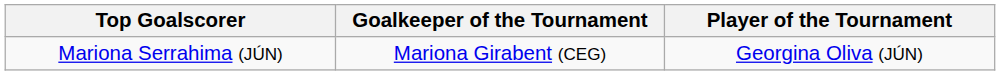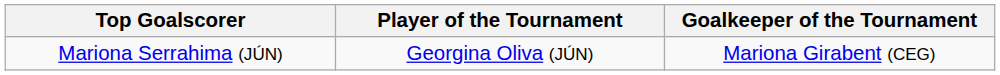columns swapped: (829, 20) <-> (500, 20)
